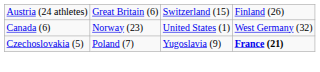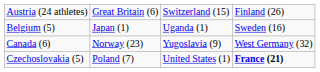+ row: (31, 28)
(196, 28) United States (1) -> (192, 43) Yugoslavia (9)
(192, 43) Yugoslavia (9) -> (196, 59) United States (1)
